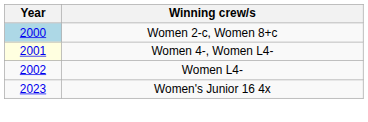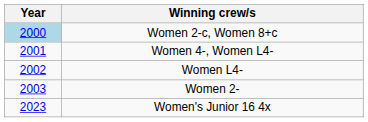(33, 51) lightyellow background -> (33, 51) no background
+ row: (212, 88)
